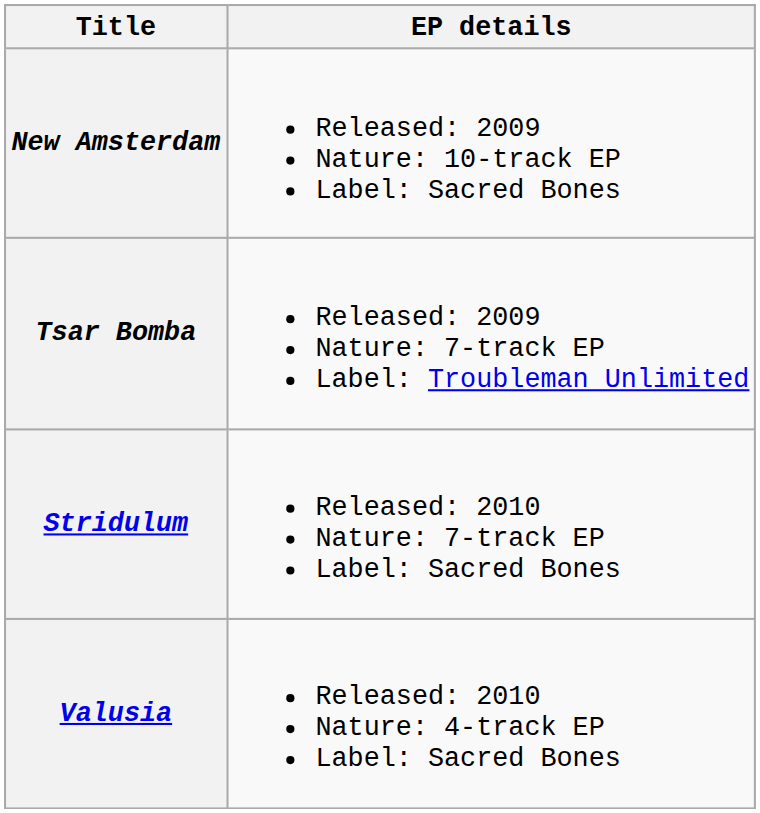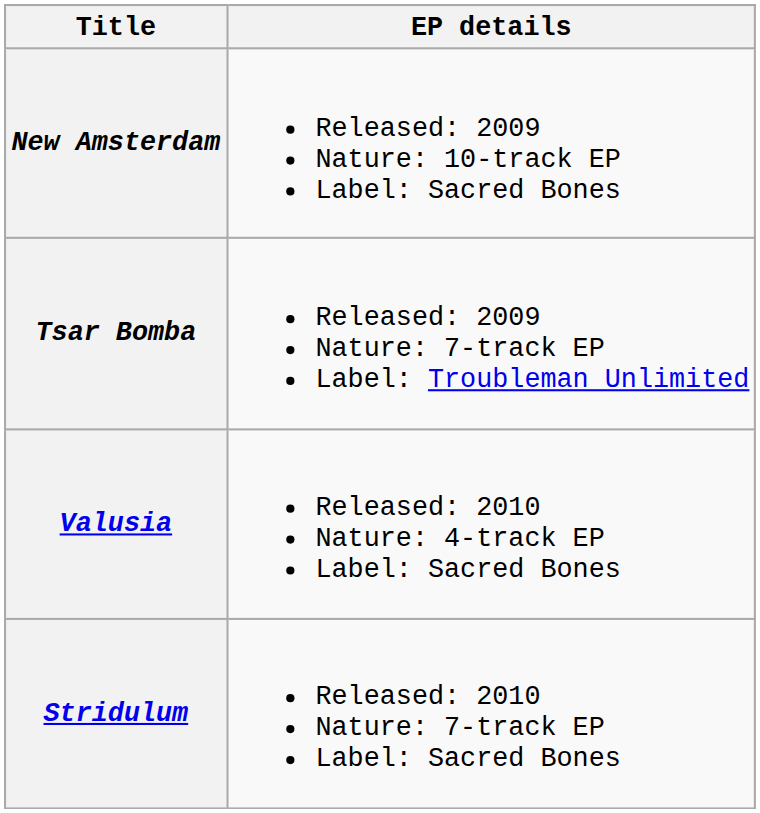rows swapped: (116, 523) <-> (116, 713)
